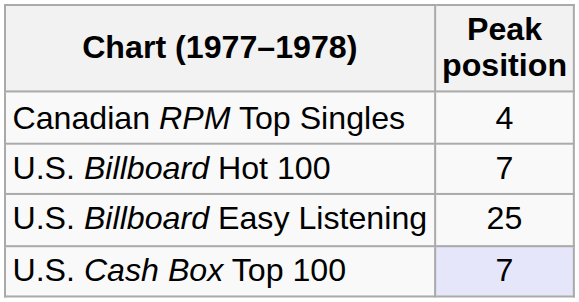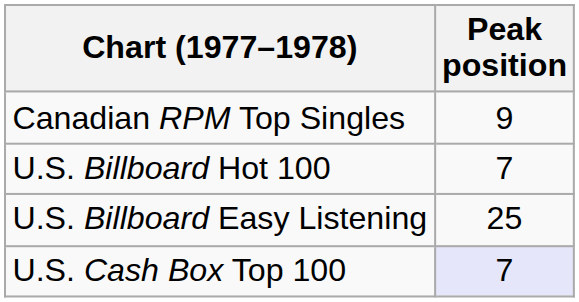(505, 117) 4 -> (505, 117) 9
